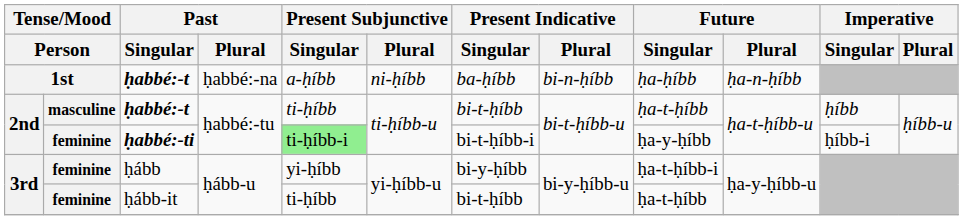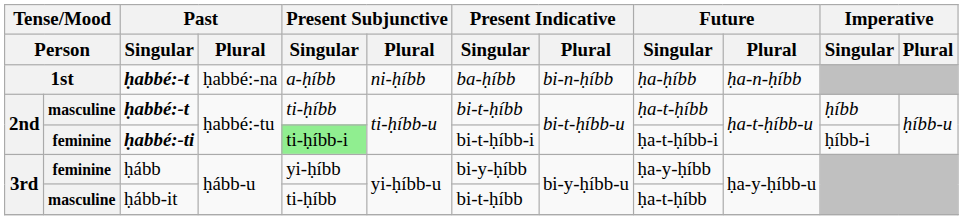(674, 139) ḥa-y-ḥíbb -> (678, 139) ḥa-t-ḥíbb-i
(678, 169) ḥa-t-ḥíbb-i -> (674, 169) ḥa-y-ḥíbb
(82, 200) feminine -> (82, 200) masculine
